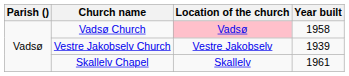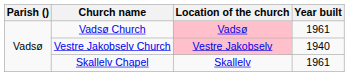(318, 29) 1958 -> (318, 29) 1961
(232, 46) no background -> (232, 46) pink background
(318, 46) 1939 -> (318, 46) 1940
